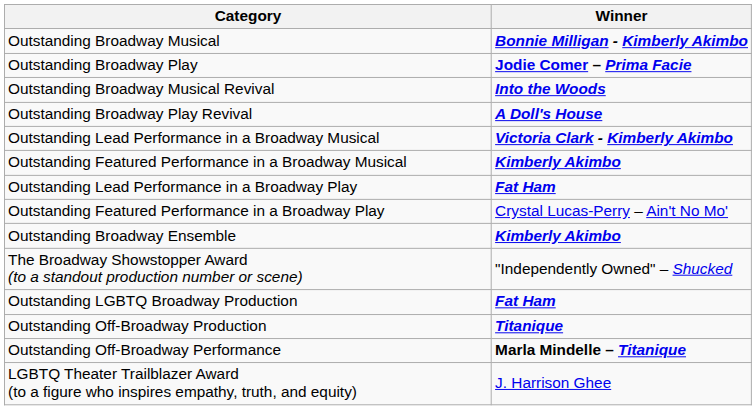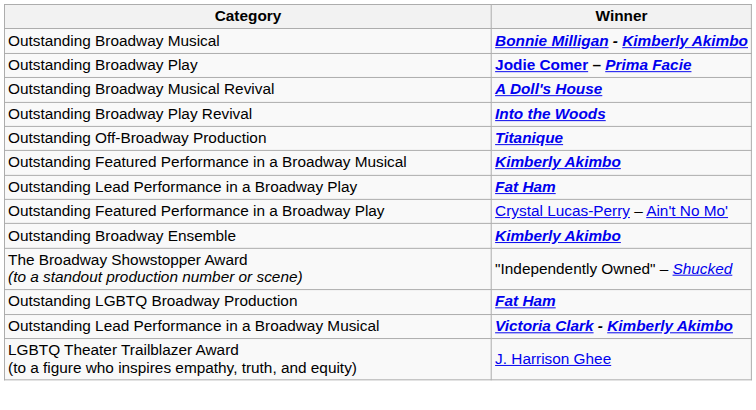(550, 89) Into the Woods -> (549, 89) A Doll's House
(549, 114) A Doll's House -> (550, 114) Into the Woods
rows swapped: (194, 138) <-> (137, 326)
- row: (144, 350)
